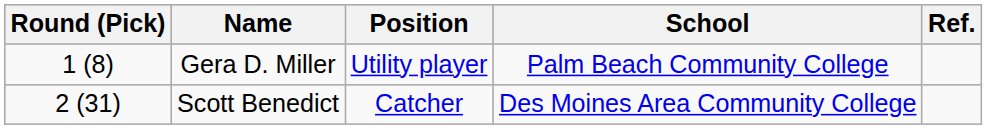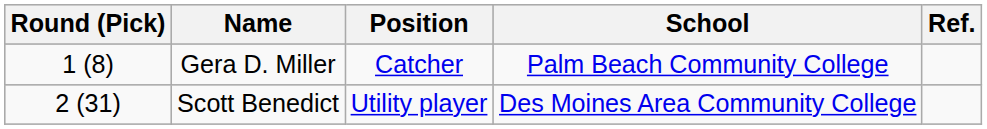(419, 64) Utility player -> (419, 64) Catcher
(419, 104) Catcher -> (419, 104) Utility player
